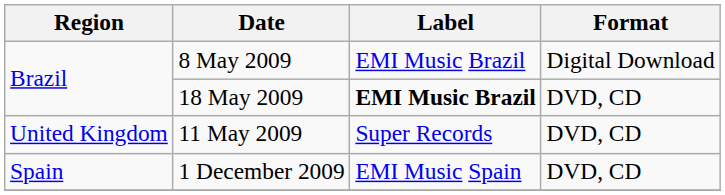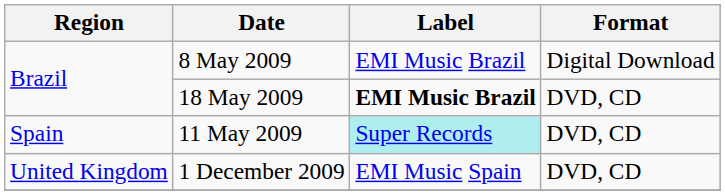(89, 134) United Kingdom -> (37, 134) Spain
(424, 134) no background -> (424, 134) paleturquoise background
(37, 171) Spain -> (89, 171) United Kingdom
